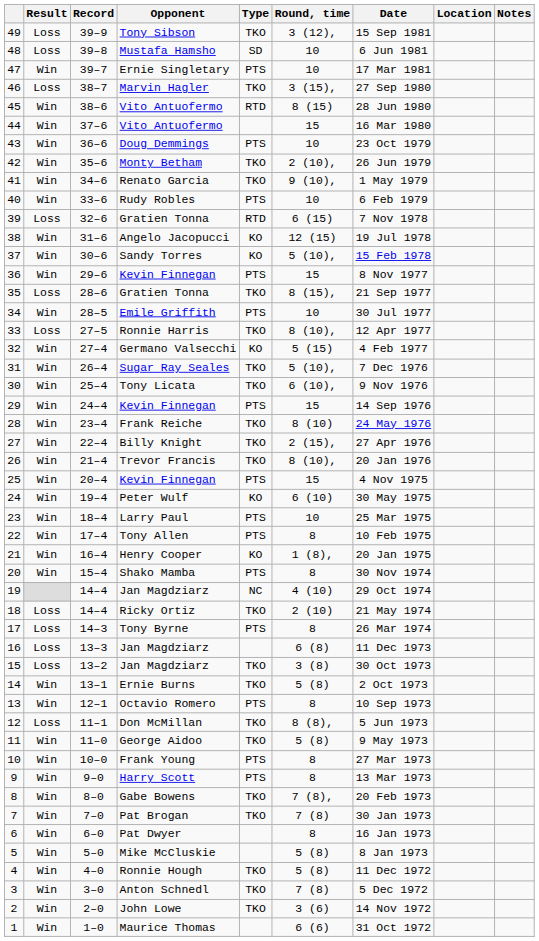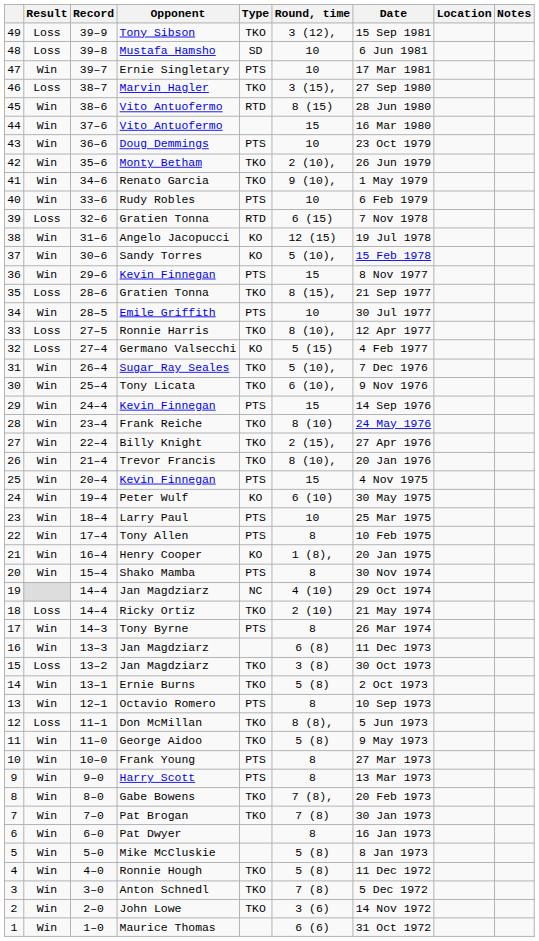(47, 349) Win -> (47, 349) Loss
(47, 629) Loss -> (47, 629) Win
(47, 648) Loss -> (47, 648) Win
